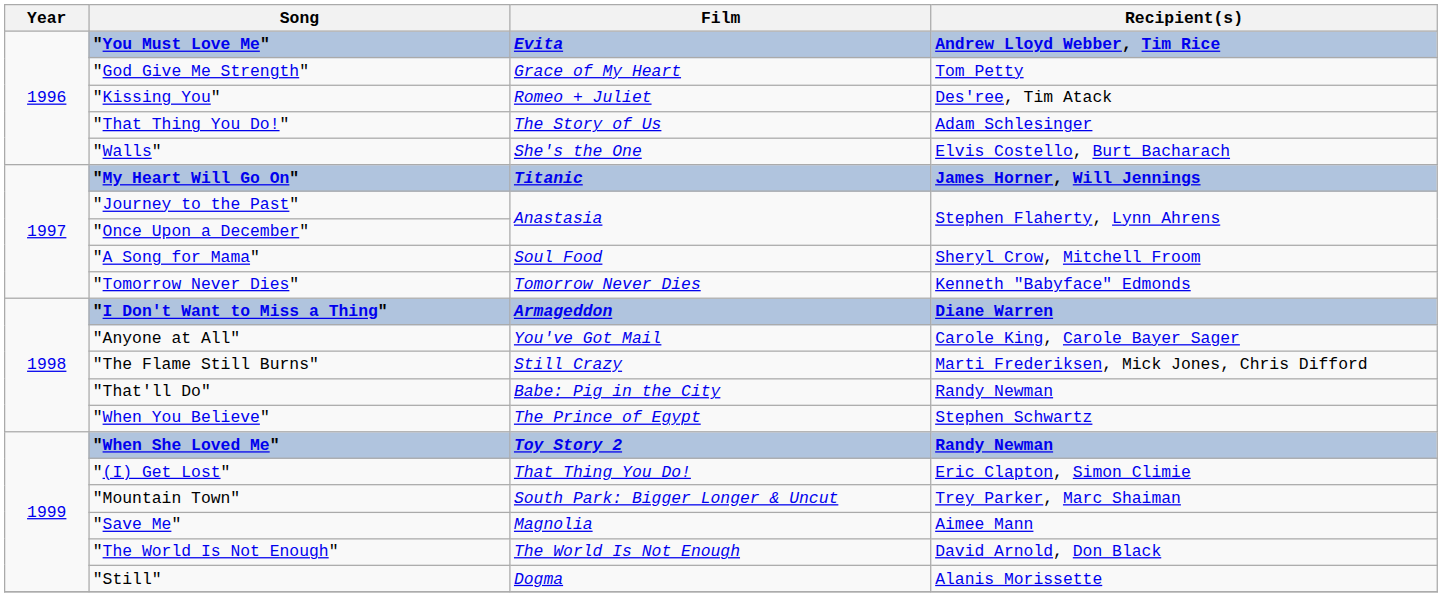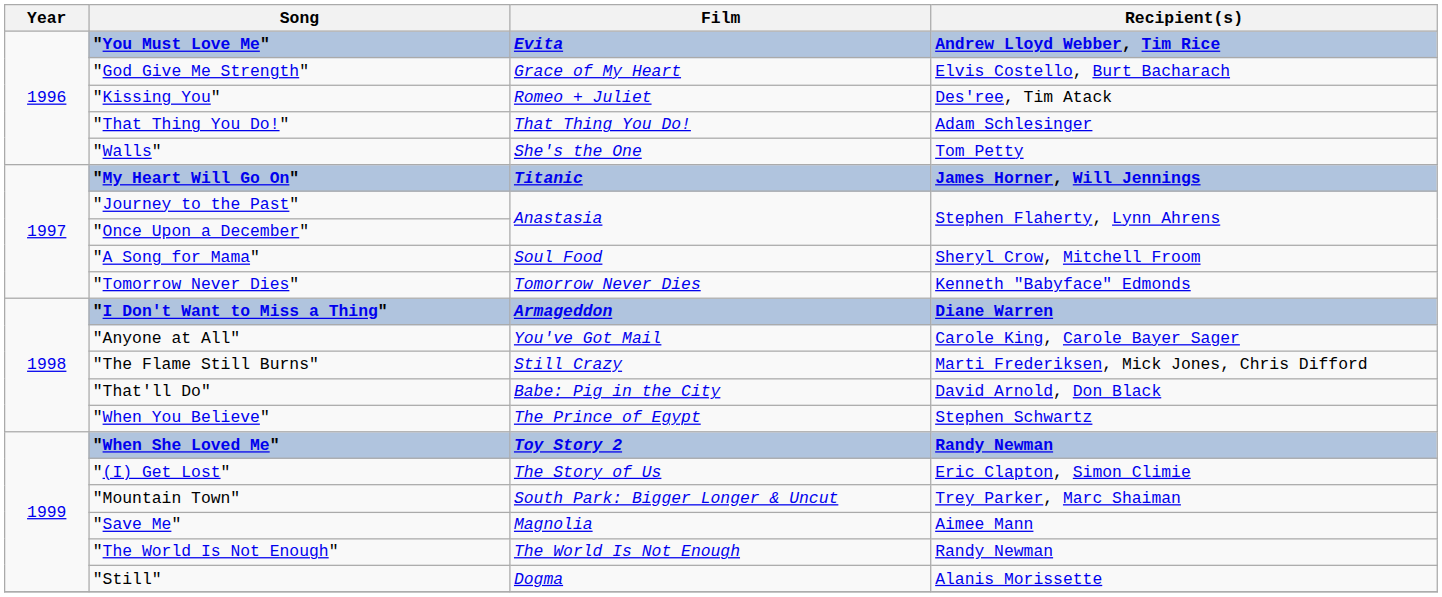(979, 71) Tom Petty -> (1083, 71) Elvis Costello, Burt Bacharach
(588, 125) The Story of Us -> (602, 125) That Thing You Do!
(1083, 151) Elvis Costello, Burt Bacharach -> (979, 151) Tom Petty
(994, 392) Randy Newman -> (1048, 392) David Arnold, Don Black
(602, 472) That Thing You Do! -> (588, 472) The Story of Us
(1048, 552) David Arnold, Don Black -> (994, 552) Randy Newman
